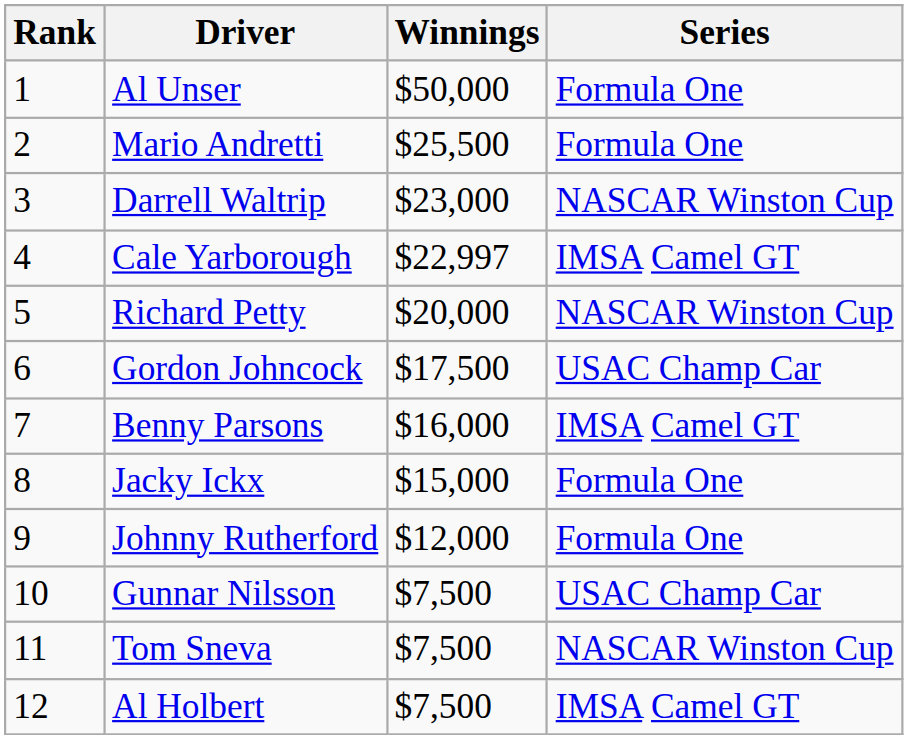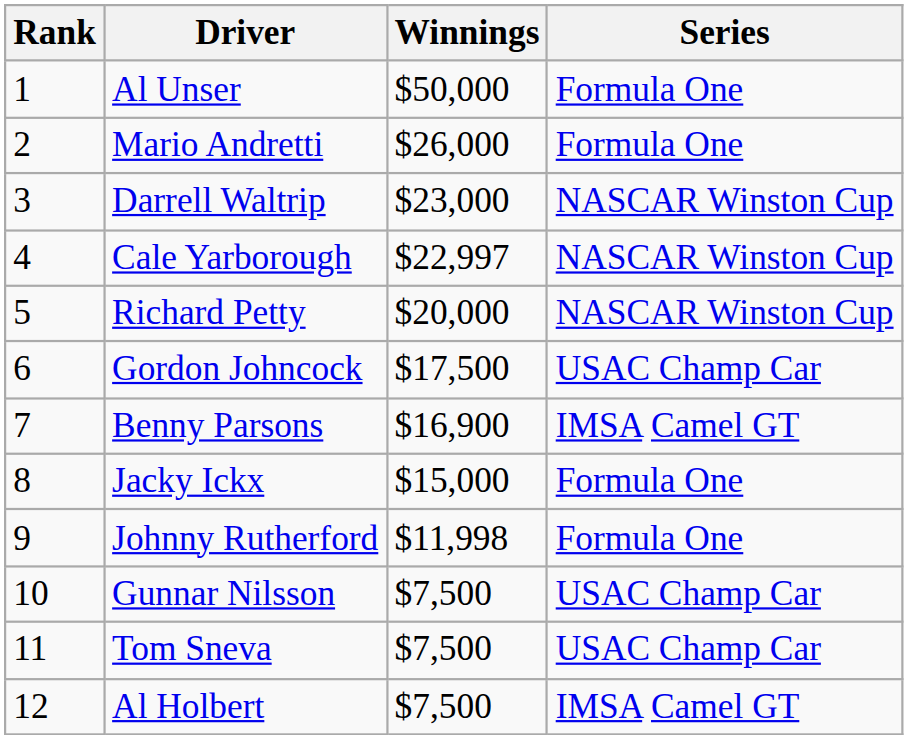(452, 144) $25,500 -> (452, 144) $26,000
(677, 256) IMSA Camel GT -> (725, 256) NASCAR Winston Cup
(452, 425) $16,000 -> (452, 425) $16,900
(452, 537) $12,000 -> (451, 537) $11,998
(725, 649) NASCAR Winston Cup -> (688, 649) USAC Champ Car
